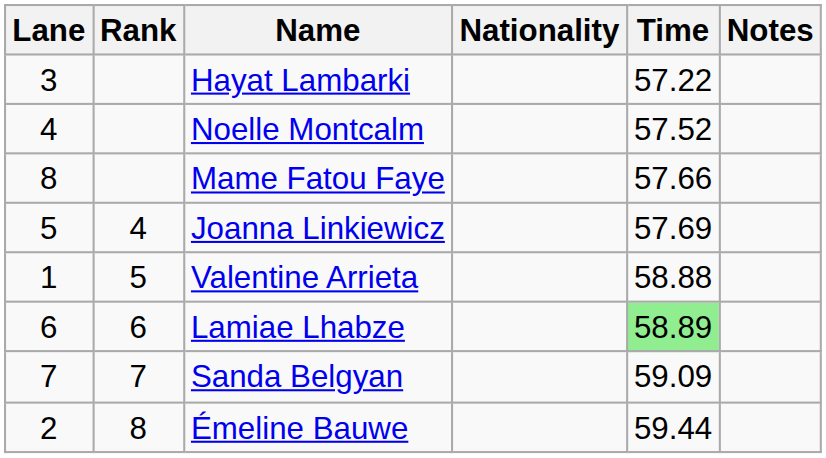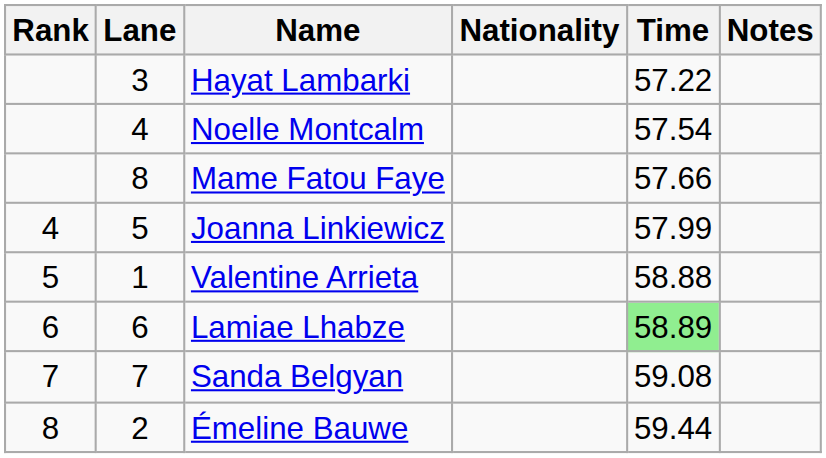columns swapped: (138, 30) <-> (49, 30)
(673, 129) 57.52 -> (673, 129) 57.54
(673, 228) 57.69 -> (673, 228) 57.99
(673, 377) 59.09 -> (673, 377) 59.08
